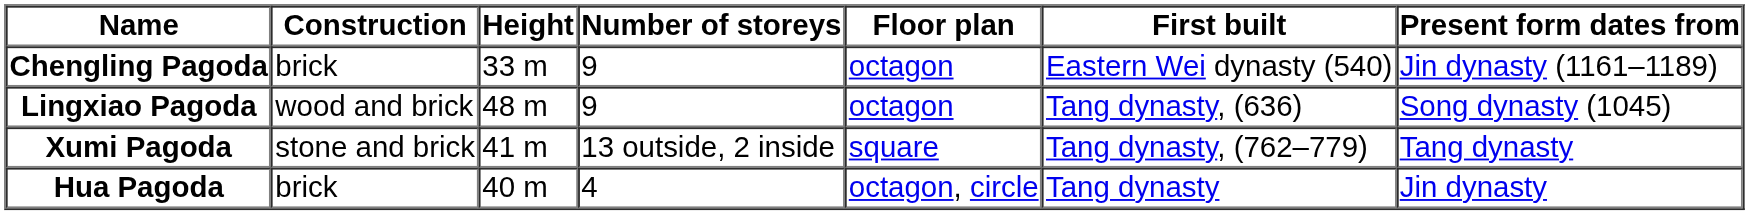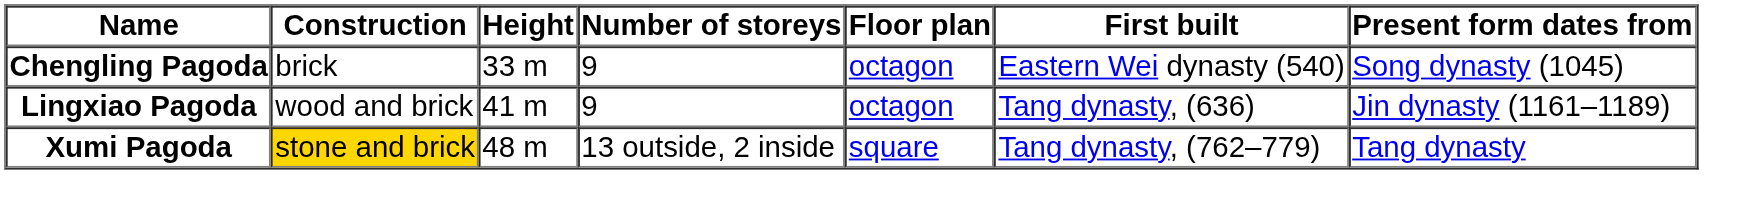(1559, 66) Jin dynasty (1161–1189) -> (1488, 66) Song dynasty (1045)
(515, 106) 48 m -> (515, 106) 41 m
(1536, 106) Song dynasty (1045) -> (1511, 106) Jin dynasty (1161–1189)
(375, 147) no background -> (375, 147) gold background
(515, 147) 41 m -> (515, 147) 48 m
- row: (139, 187)
